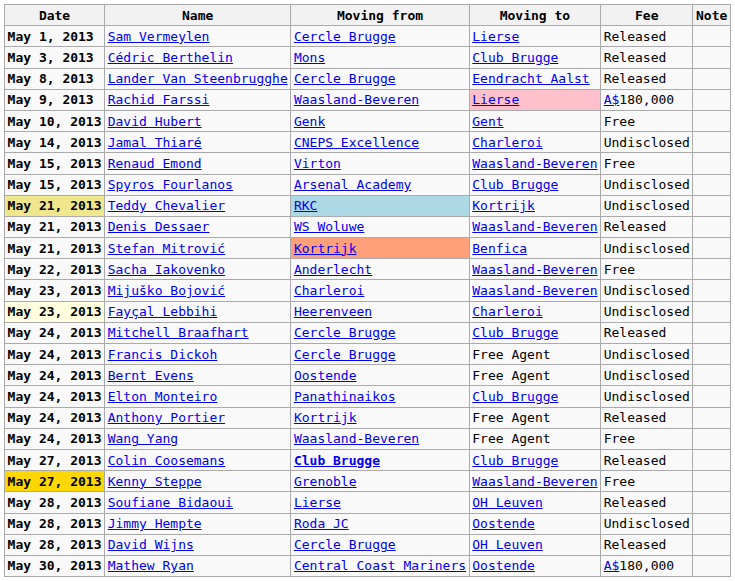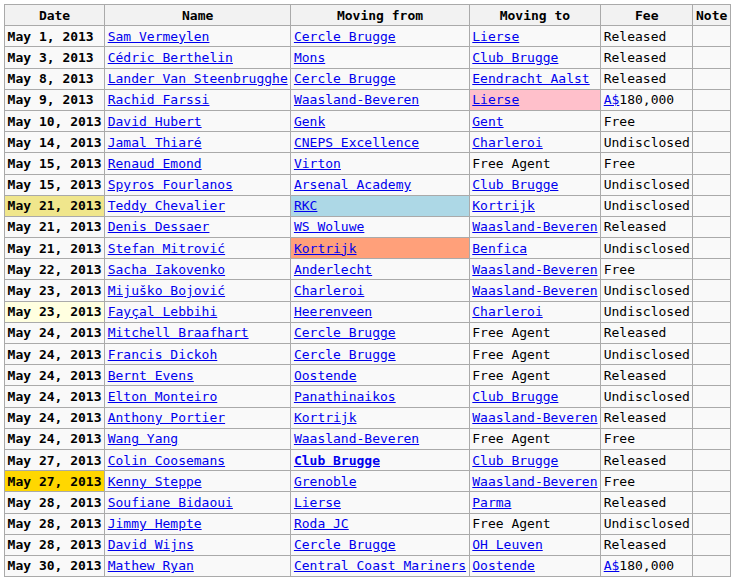(535, 163) Waasland-Beveren -> (511, 163) Free Agent
(515, 333) Club Brugge -> (511, 333) Free Agent
(647, 375) Undisclosed -> (635, 375) Released
(511, 418) Free Agent -> (535, 418) Waasland-Beveren
(508, 502) OH Leuven -> (492, 502) Parma
(504, 524) Oostende -> (511, 524) Free Agent
